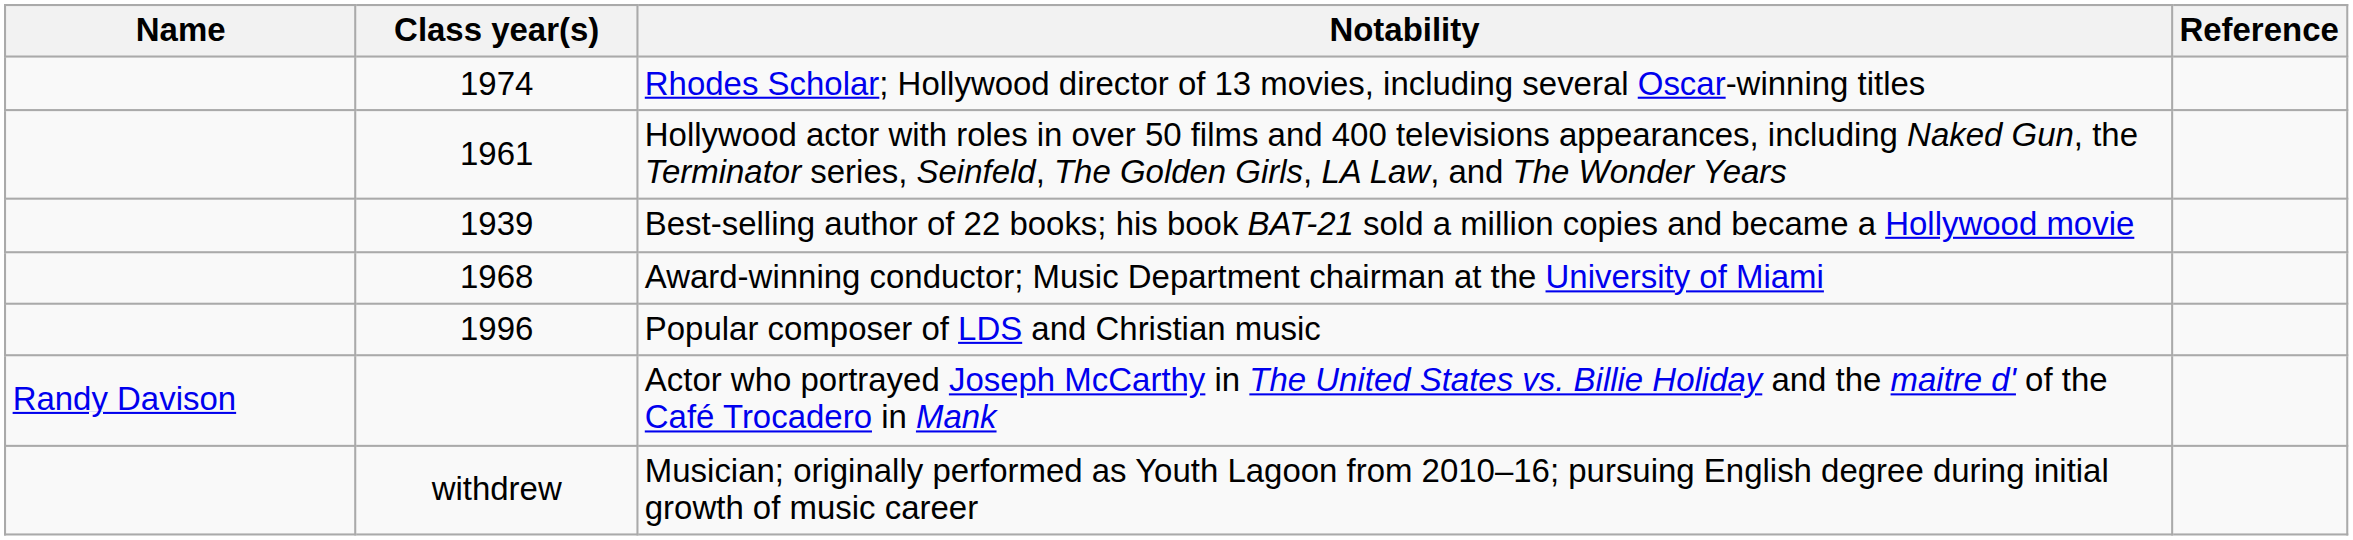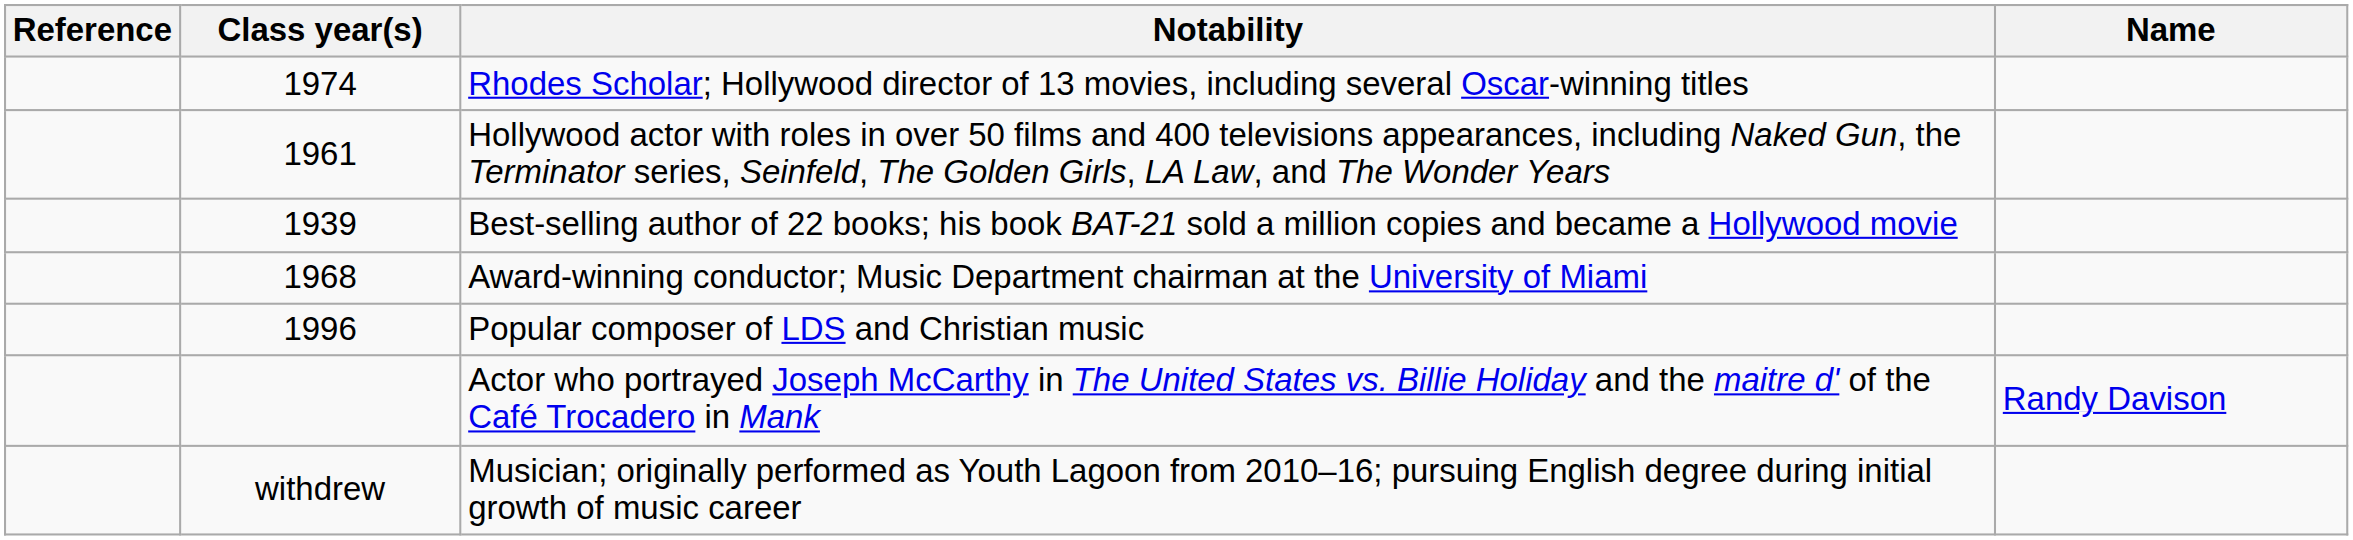columns swapped: (181, 30) <-> (2259, 30)
